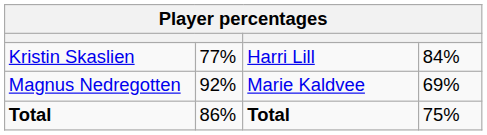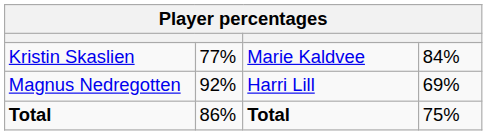(281, 56) Harri Lill -> (306, 56) Marie Kaldvee
(306, 85) Marie Kaldvee -> (281, 85) Harri Lill
